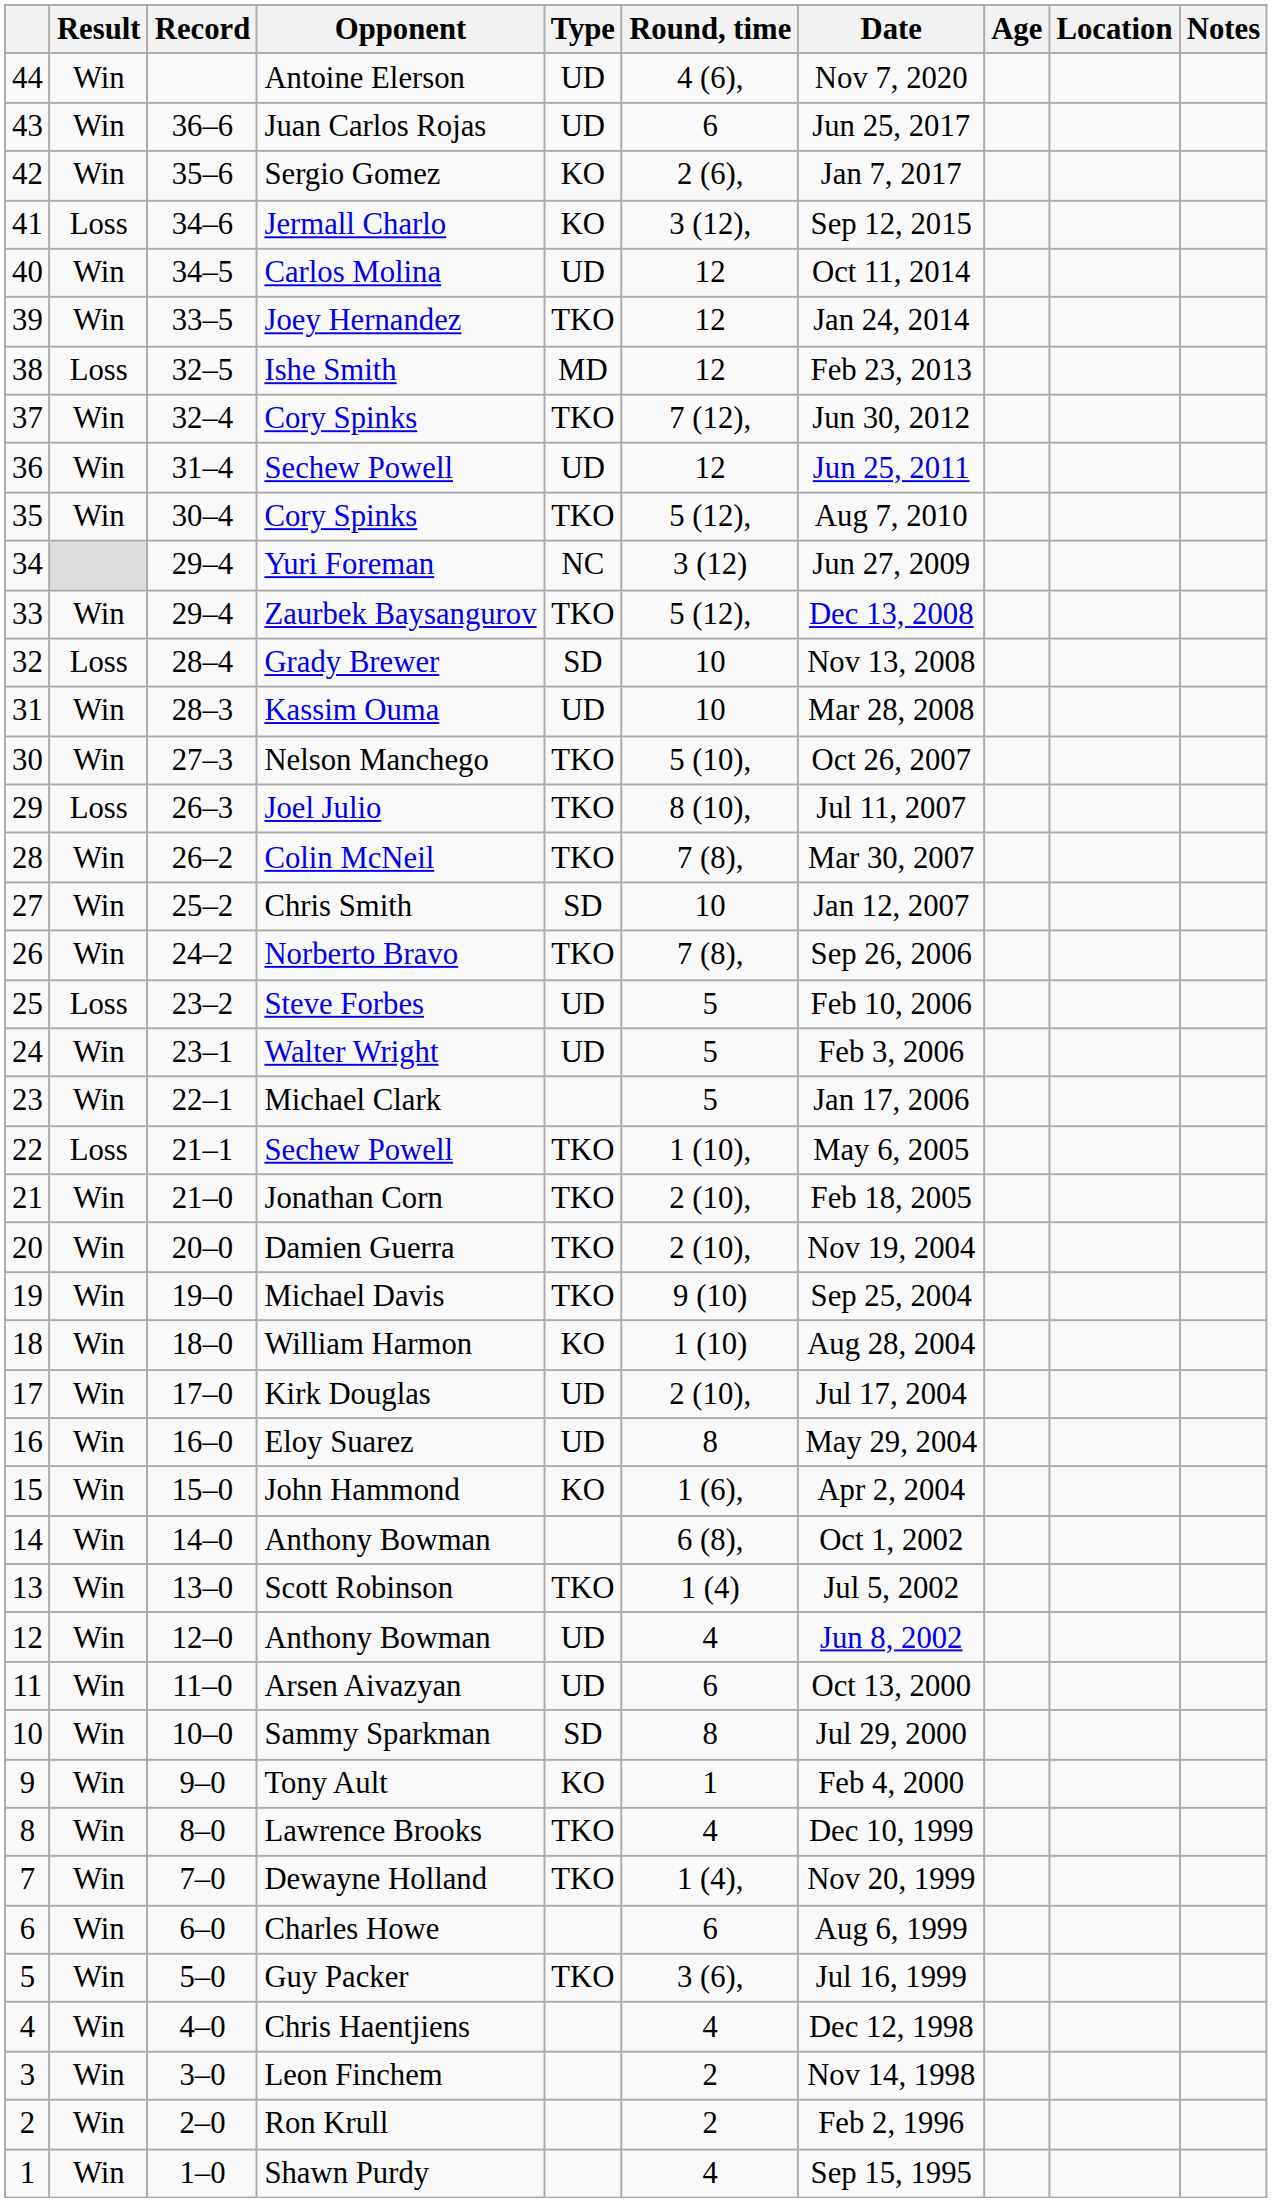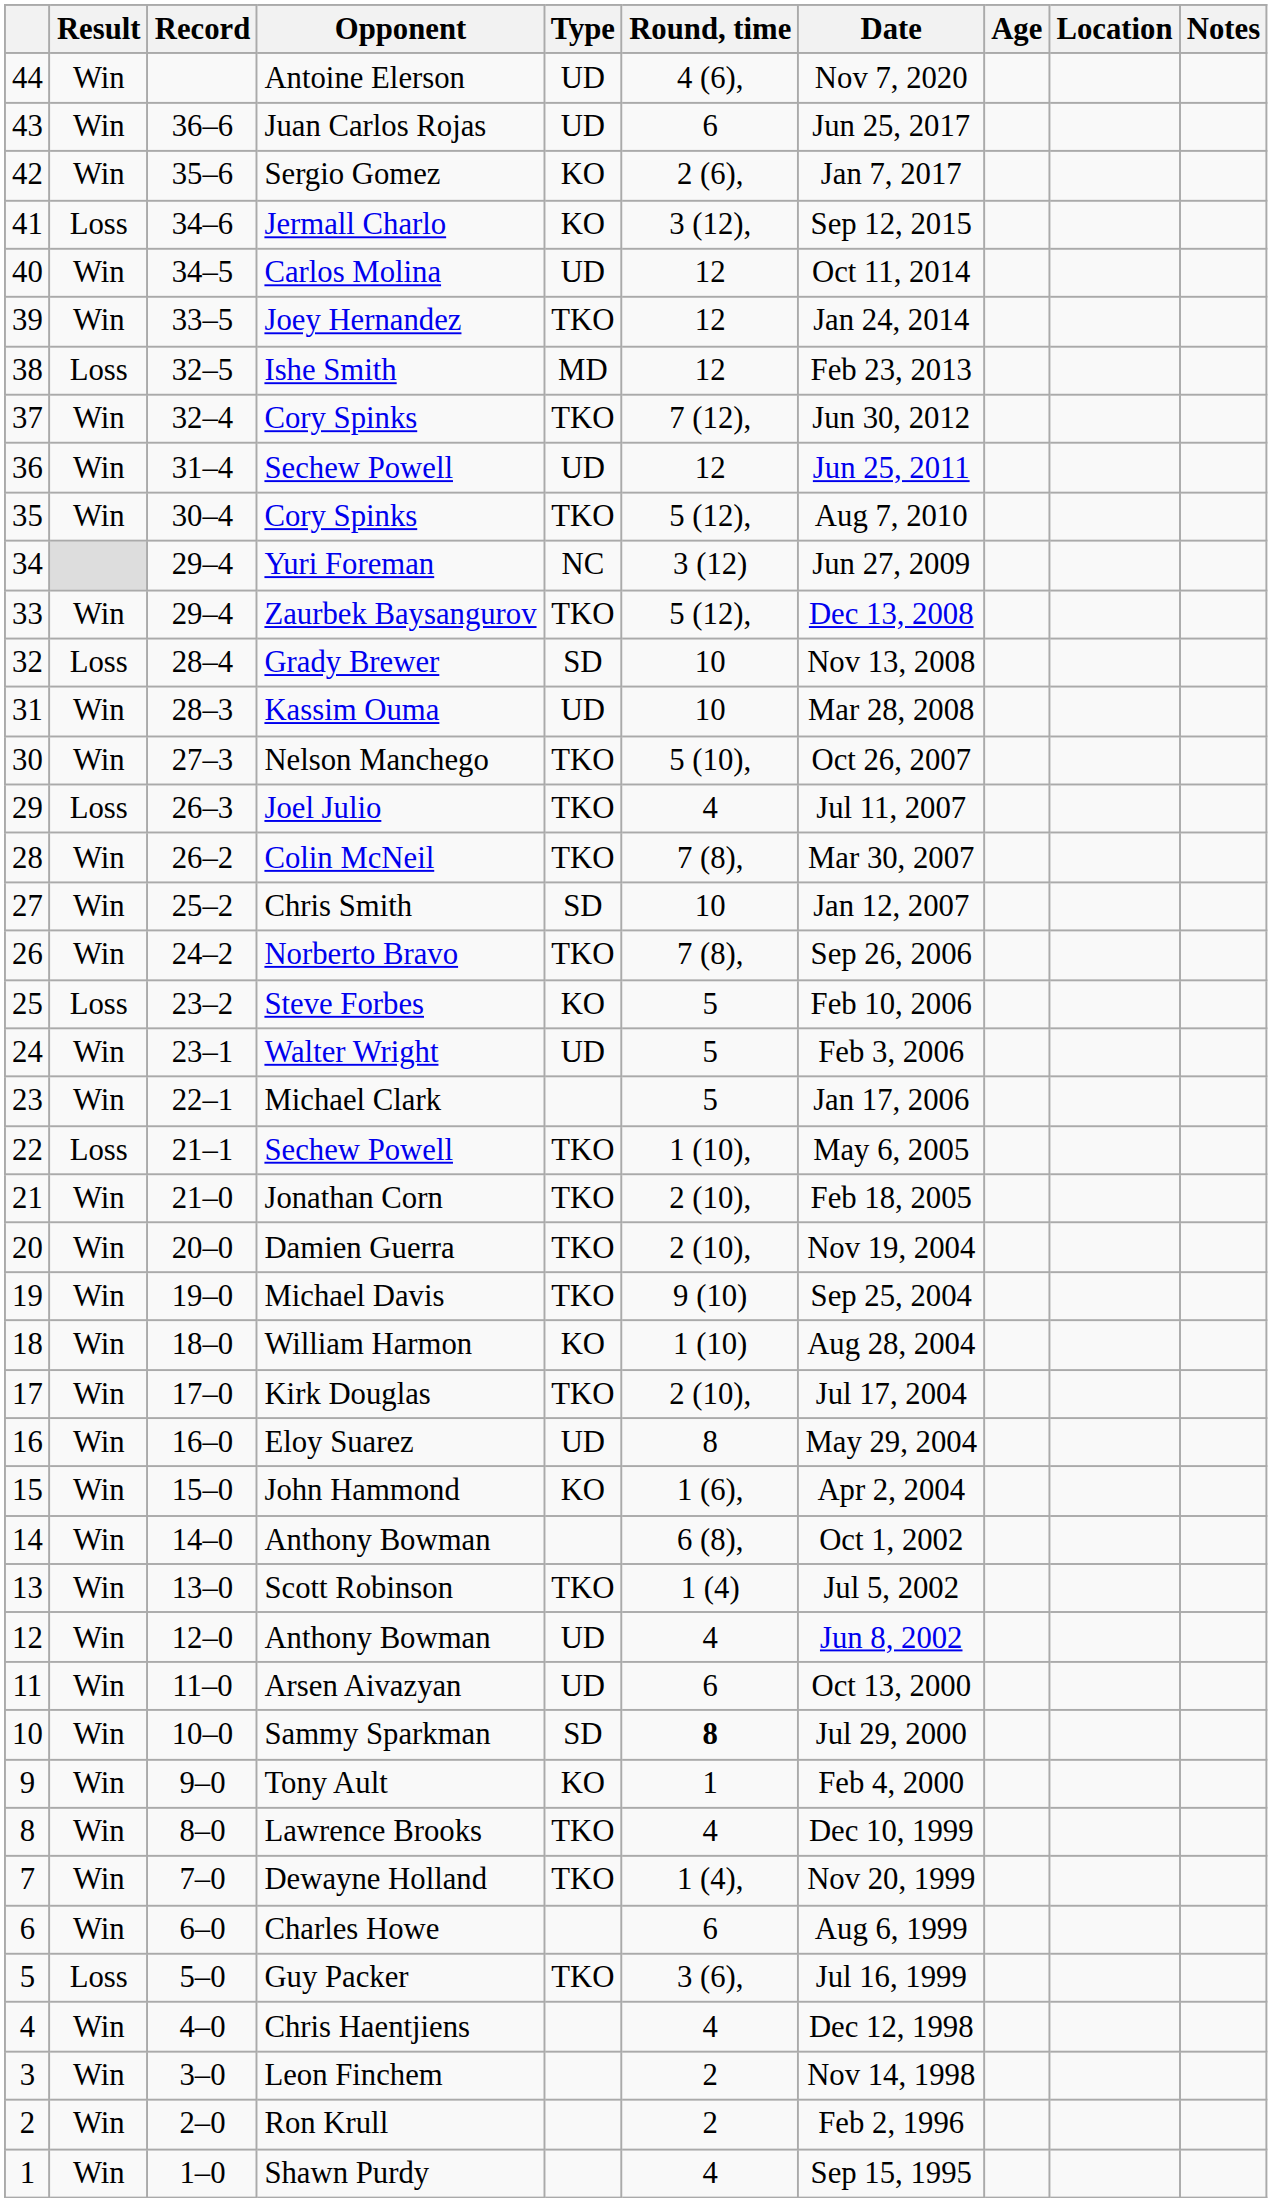(710, 808) 8 (10), -> (710, 808) 4
(583, 1003) UD -> (583, 1003) KO
(583, 1393) UD -> (583, 1393) TKO
(710, 1734) normal -> (710, 1734) bold
(99, 1977) Win -> (99, 1977) Loss
